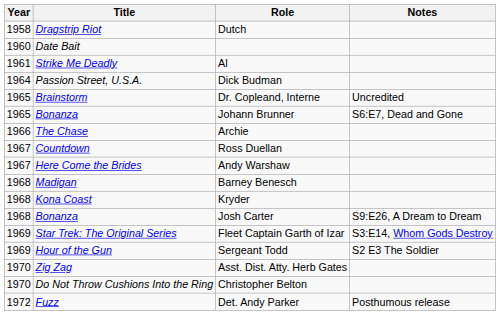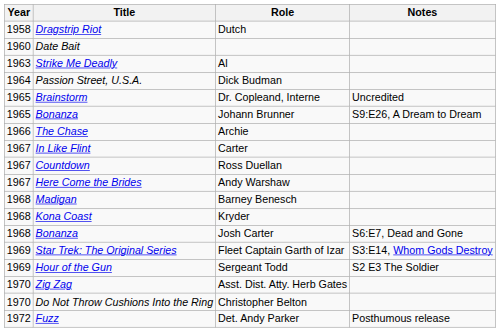(19, 64) 1961 -> (19, 64) 1963
(408, 115) S6:E7, Dead and Gone -> (417, 115) S9:E26, A Dream to Dream
+ row: (233, 149)
(417, 217) S9:E26, A Dream to Dream -> (408, 234) S6:E7, Dead and Gone
